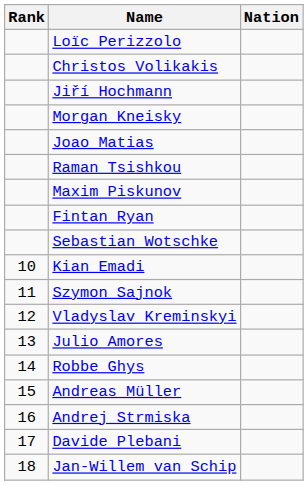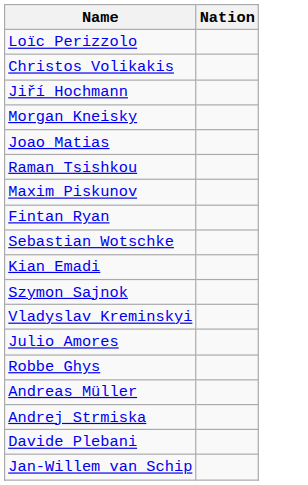- column: (27, 17)
